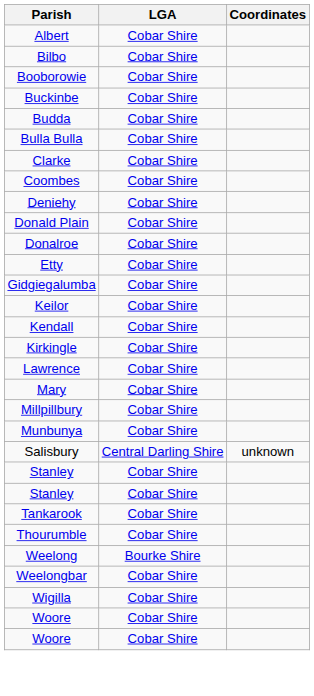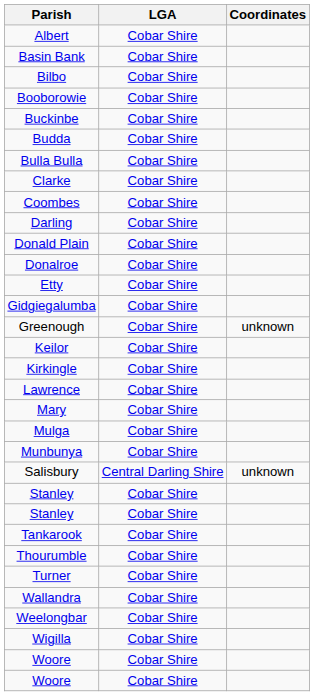+ row: (52, 56)
+ row: (52, 222)
- row: (52, 202)
+ row: (52, 327)
- row: (52, 327)
- row: (52, 410)
+ row: (52, 431)
+ row: (52, 576)
+ row: (52, 597)
- row: (52, 555)
